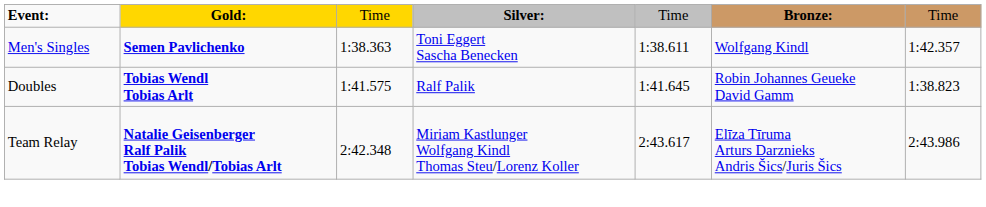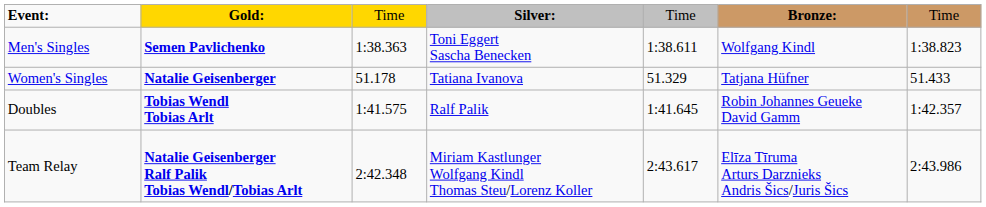(934, 47) 1:42.357 -> (936, 47) 1:38.823
+ row: (58, 78)
(934, 86) 1:38.823 -> (936, 109) 1:42.357
